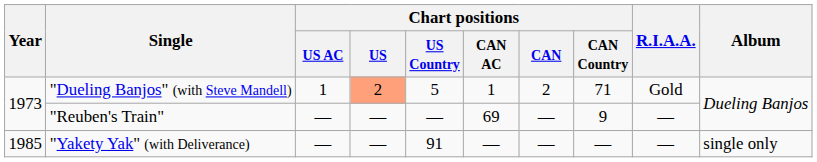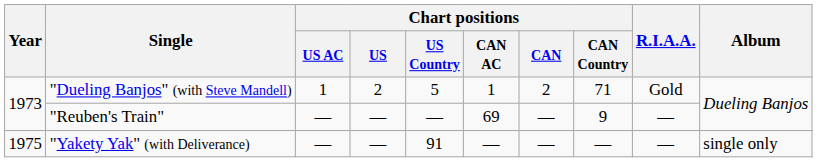(378, 90) lightsalmon background -> (378, 90) no background
(25, 143) 1985 -> (25, 143) 1975
